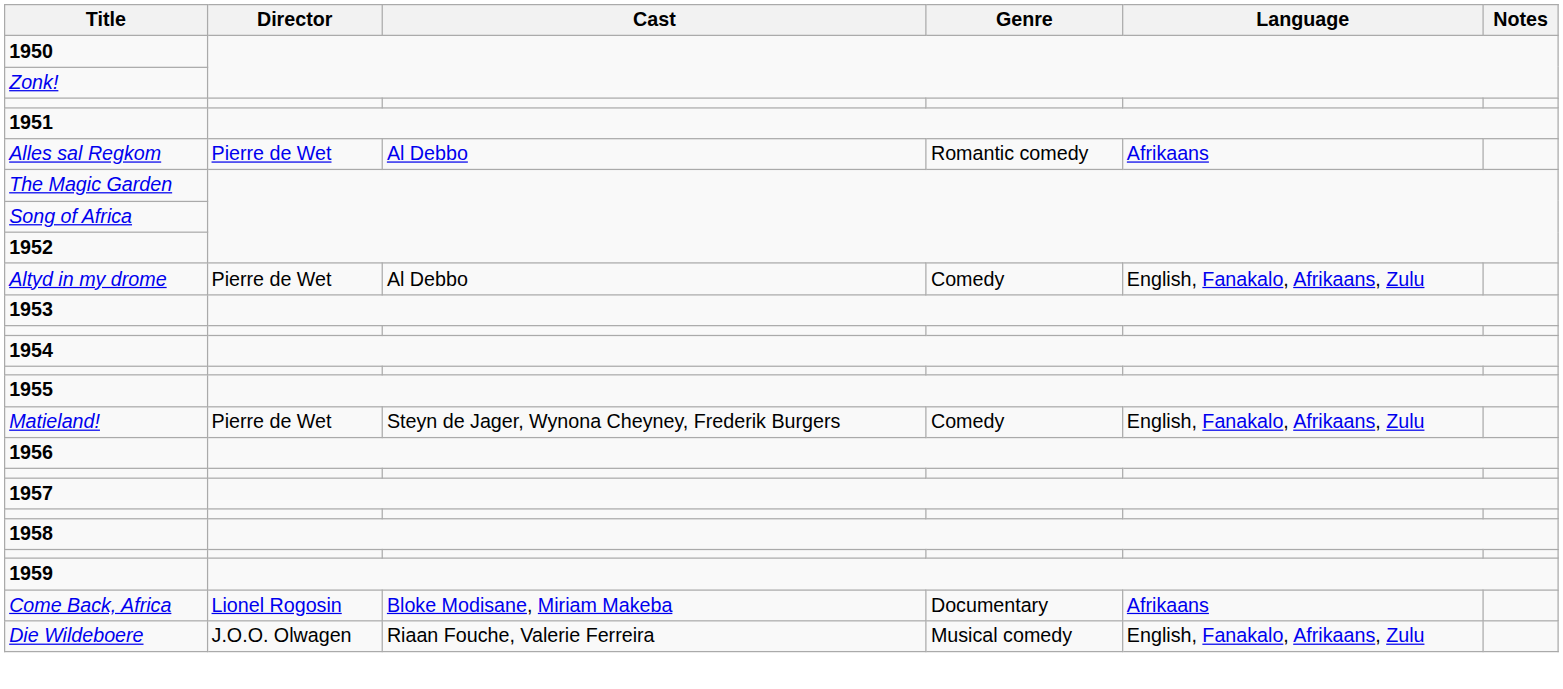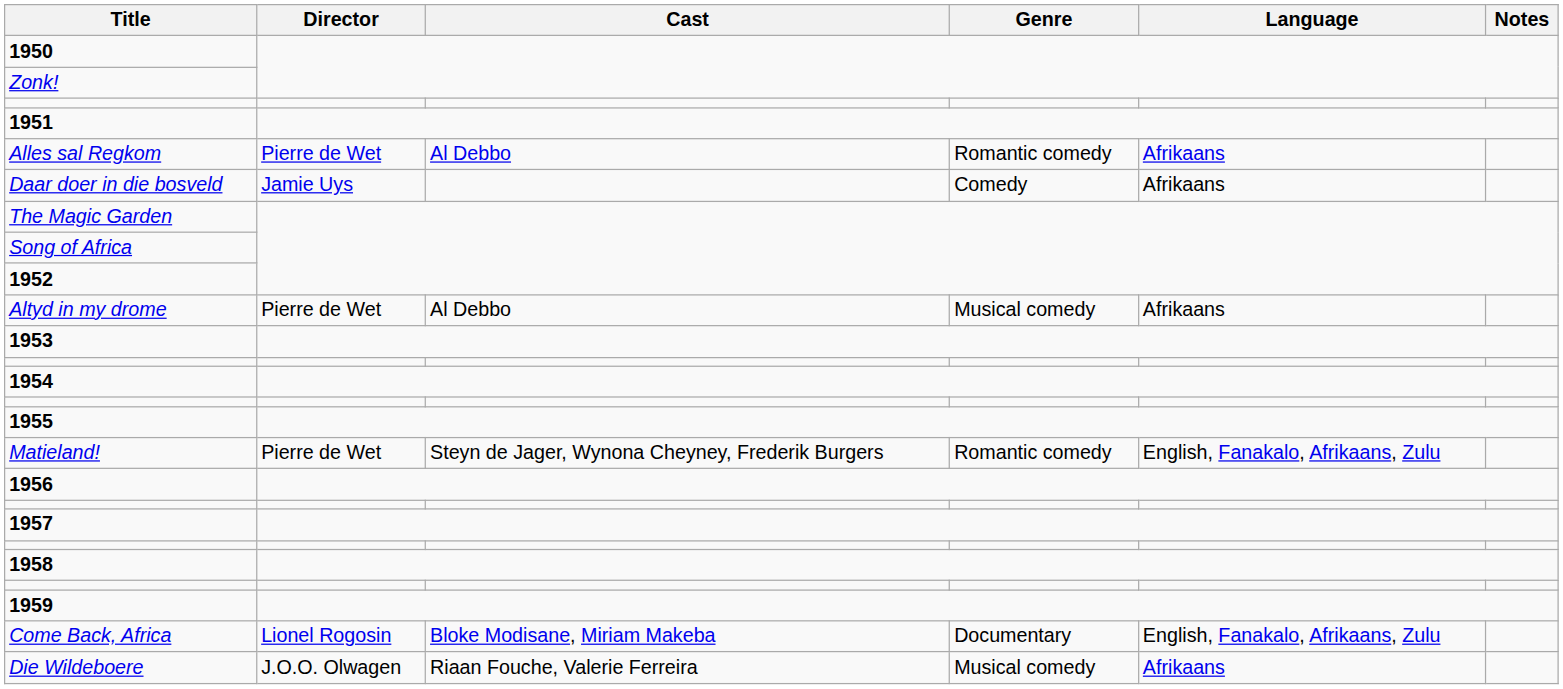+ row: (116, 185)
(968, 278) Comedy -> (1025, 310) Musical comedy
(1276, 278) English, Fanakalo, Afrikaans, Zulu -> (1184, 310) Afrikaans
(968, 421) Comedy -> (1033, 453) Romantic comedy
(1168, 605) Afrikaans -> (1292, 636) English, Fanakalo, Afrikaans, Zulu
(1276, 636) English, Fanakalo, Afrikaans, Zulu -> (1184, 667) Afrikaans
